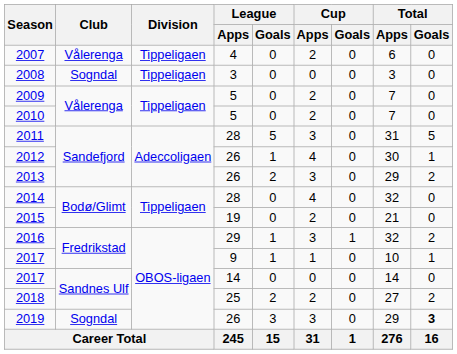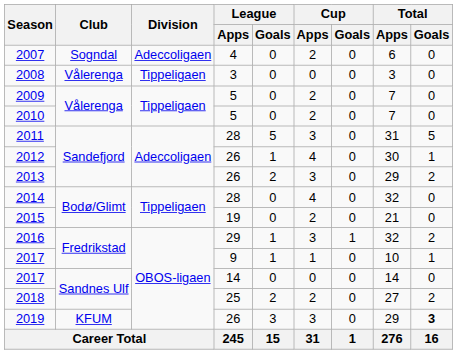(94, 55) Vålerenga -> (94, 55) Sogndal
(173, 55) Tippeligaen -> (173, 55) Adeccoligaen
(94, 75) Sogndal -> (94, 75) Vålerenga
(94, 319) Sogndal -> (94, 319) KFUM
